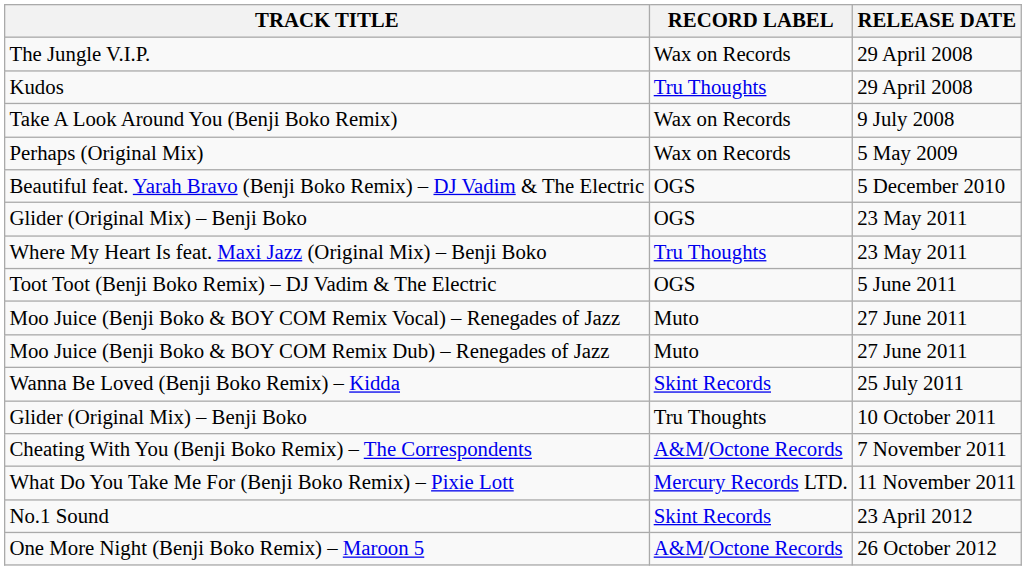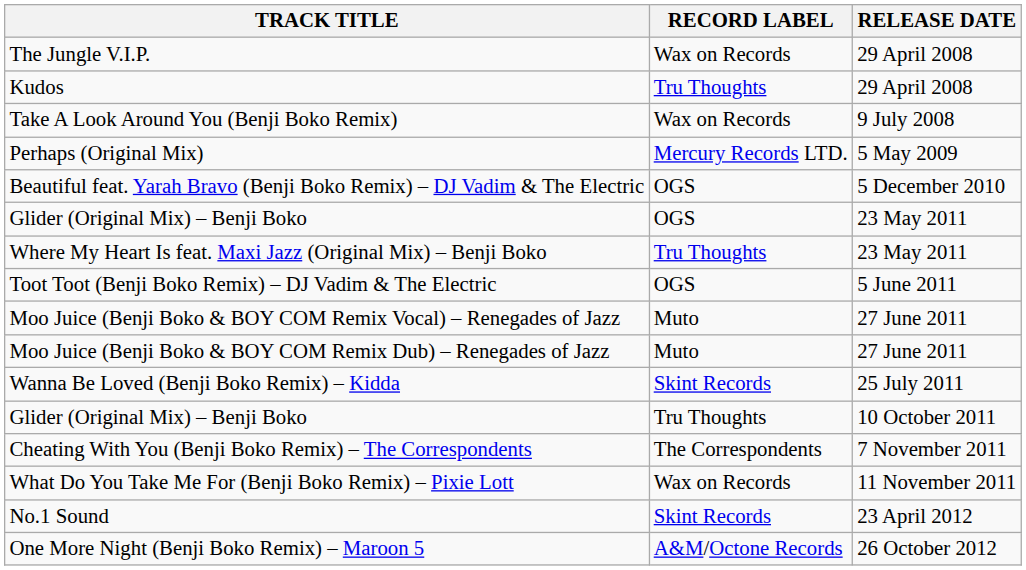(722, 152) Wax on Records -> (751, 152) Mercury Records LTD.
(748, 449) A&M/Octone Records -> (738, 449) The Correspondents
(751, 482) Mercury Records LTD. -> (722, 482) Wax on Records
